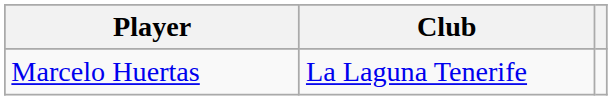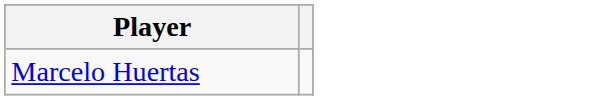- column: (447, 26)
